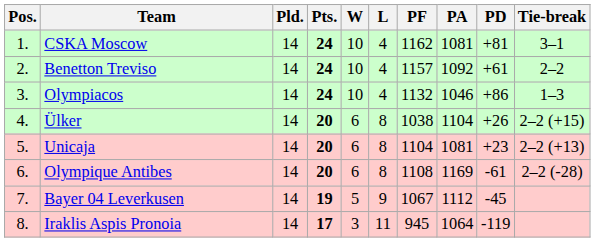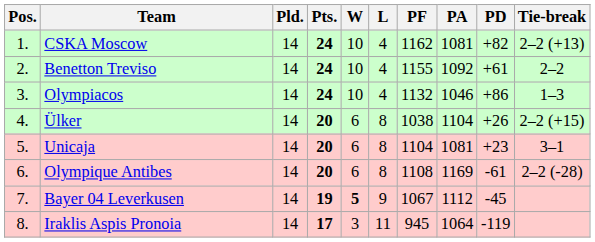(496, 43) +81 -> (496, 43) +82
(552, 43) 3–1 -> (552, 43) 2–2 (+13)
(417, 69) 1157 -> (417, 69) 1155
(552, 146) 2–2 (+13) -> (552, 146) 3–1
(355, 198) normal -> (355, 198) bold
